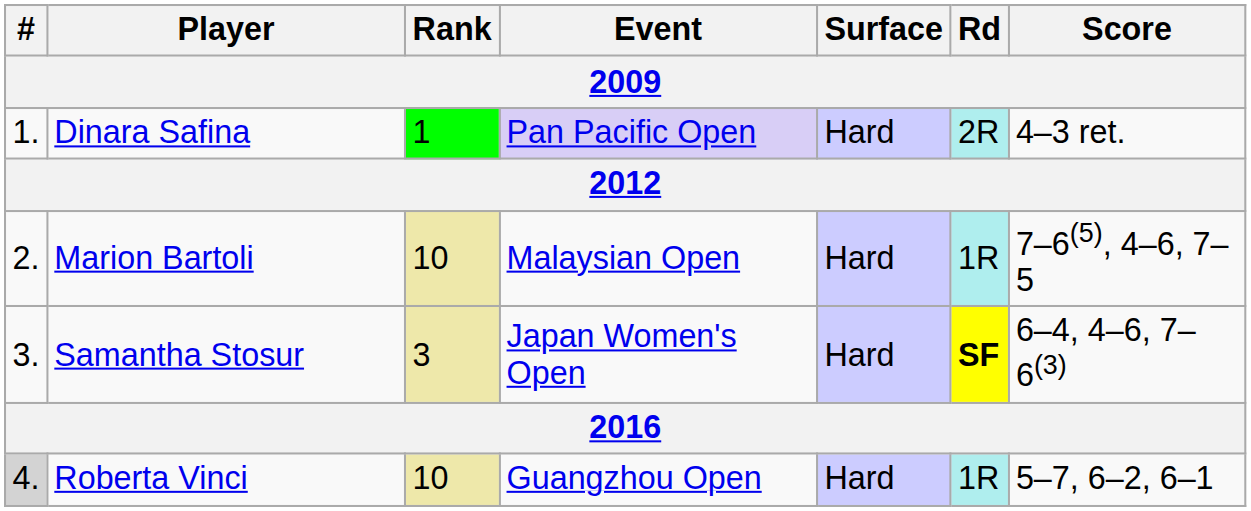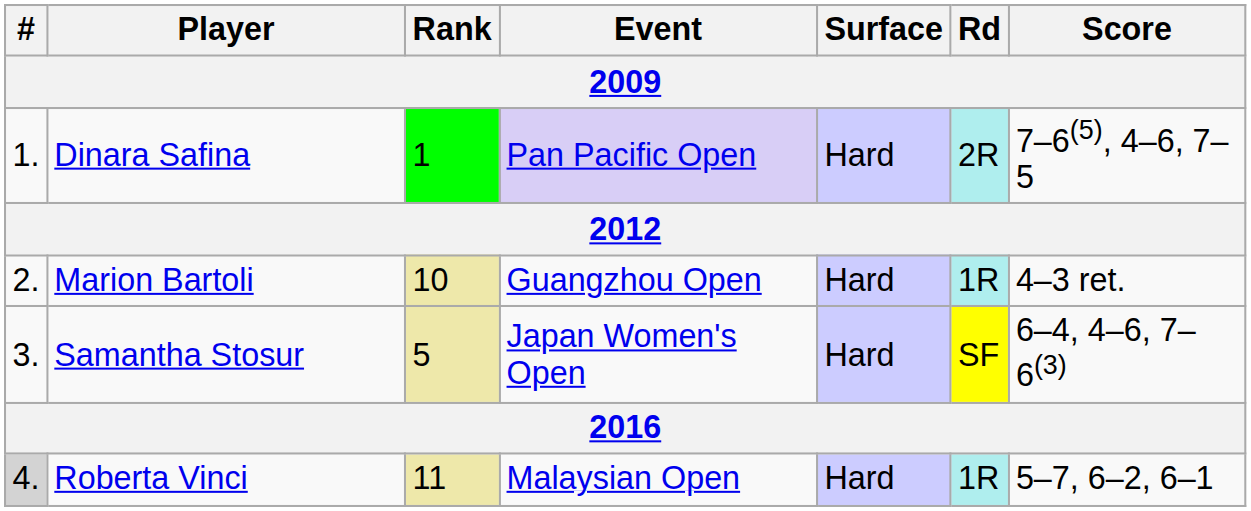(1071, 132) 4–3 ret. -> (1122, 155) 7–6(5), 4–6, 7–5
(623, 257) Malaysian Open -> (634, 280) Guangzhou Open
(1122, 257) 7–6(5), 4–6, 7–5 -> (1071, 280) 4–3 ret.
(422, 354) 3 -> (422, 354) 5
(979, 354) bold -> (979, 354) normal
(431, 479) 10 -> (429, 479) 11
(634, 479) Guangzhou Open -> (623, 479) Malaysian Open
